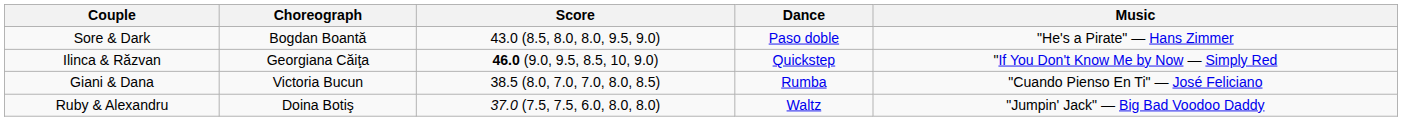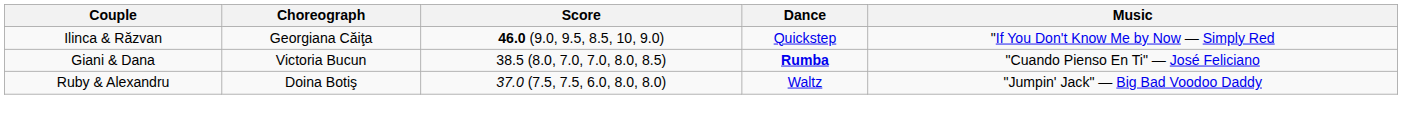- row: (112, 37)
(804, 82) normal -> (805, 60) bold
